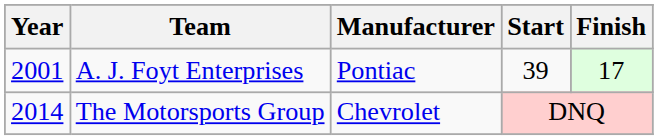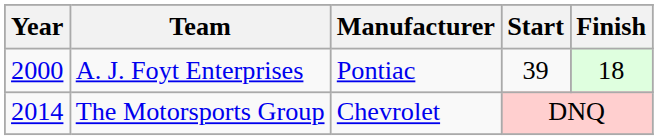(37, 69) 2001 -> (37, 69) 2000
(611, 69) 17 -> (611, 69) 18
